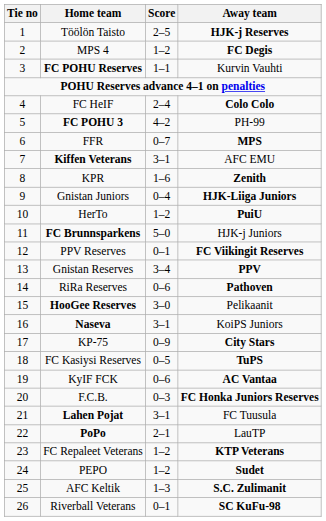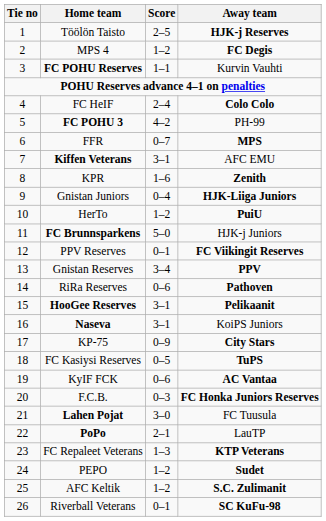(162, 305) 3–0 -> (162, 305) 3–1
(250, 305) normal -> (250, 305) bold
(162, 415) 3–1 -> (162, 415) 3–0
(162, 452) 1–2 -> (162, 452) 1–3
(162, 488) 1–3 -> (162, 488) 1–2
